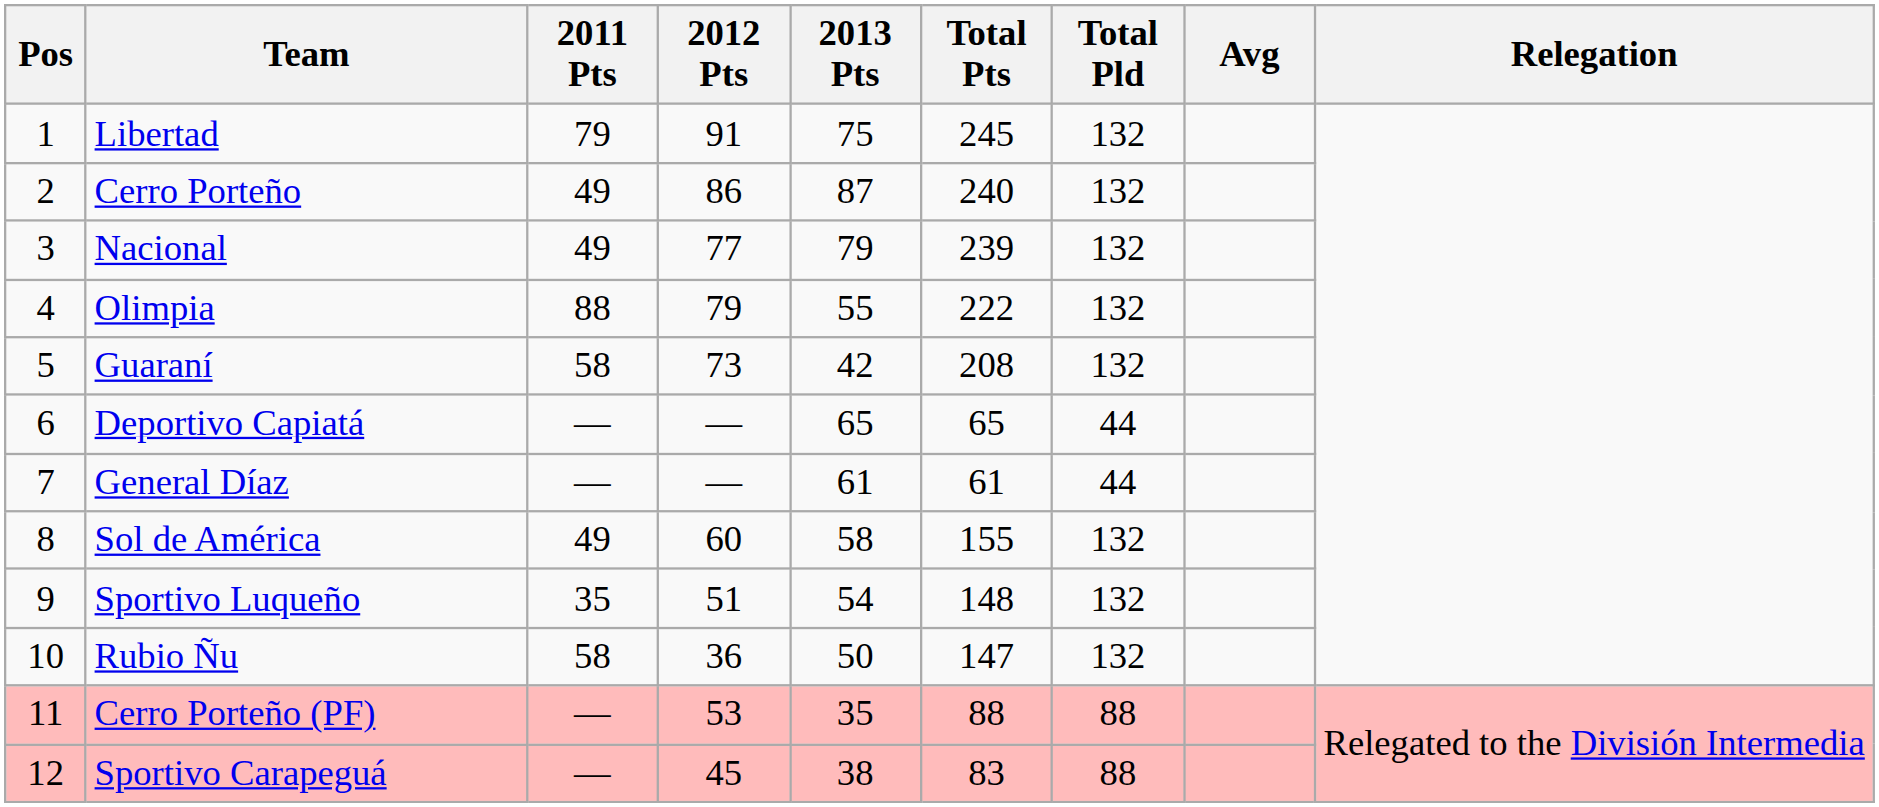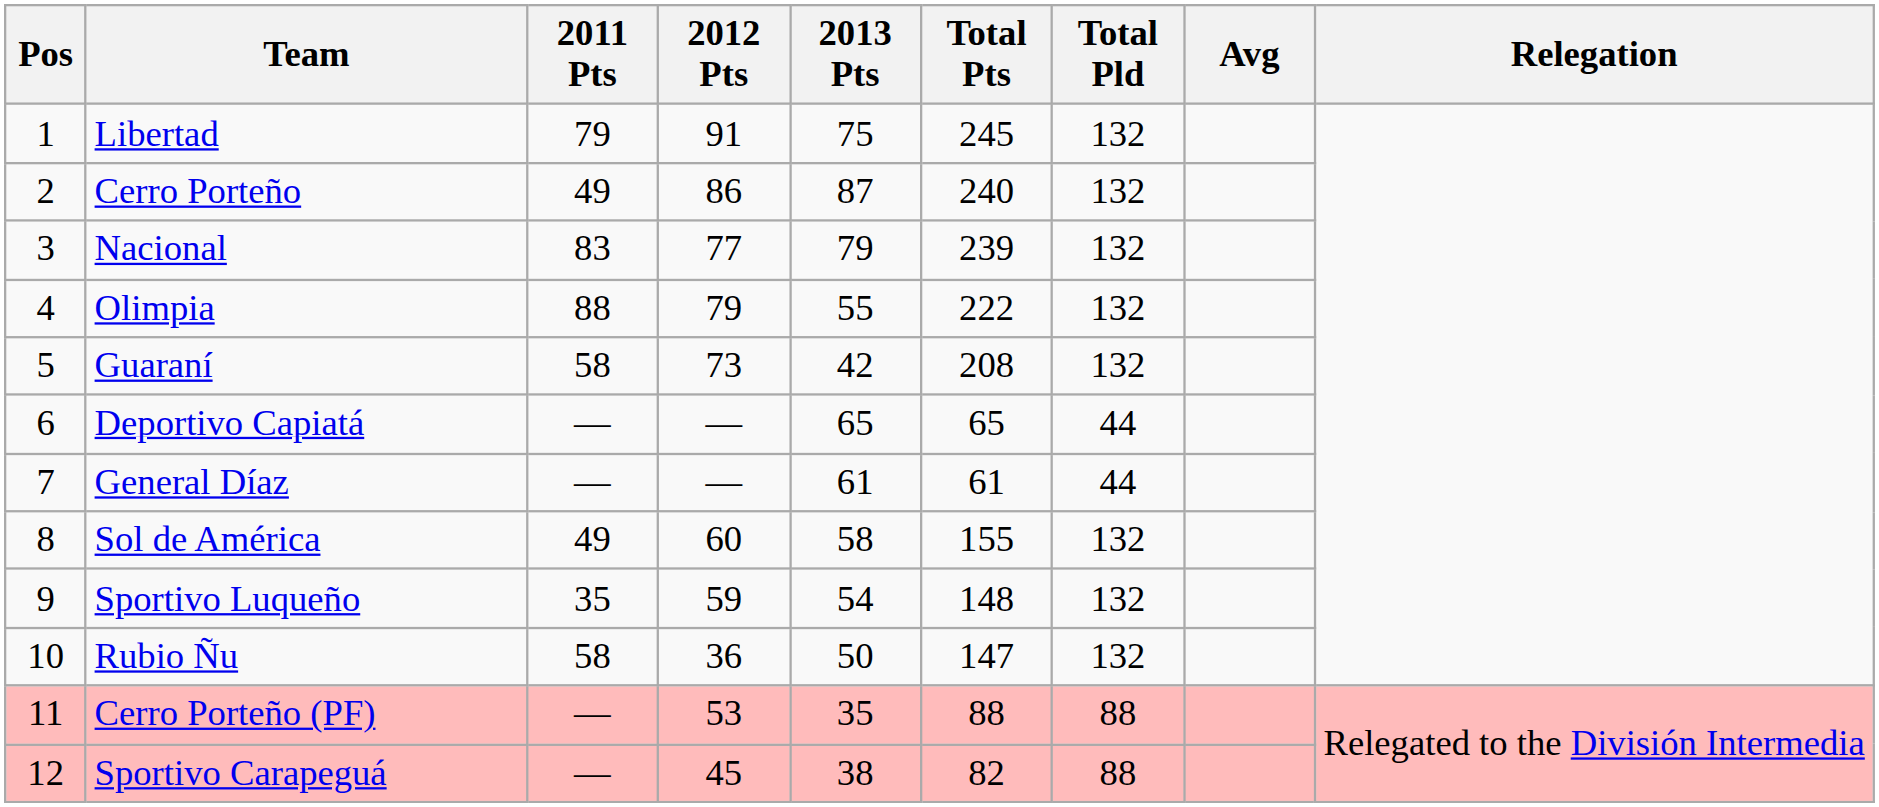(592, 249) 49 -> (592, 249) 83
(724, 597) 51 -> (724, 597) 59
(987, 772) 83 -> (987, 772) 82
